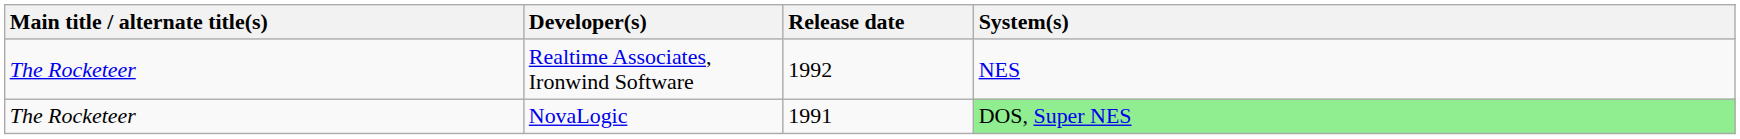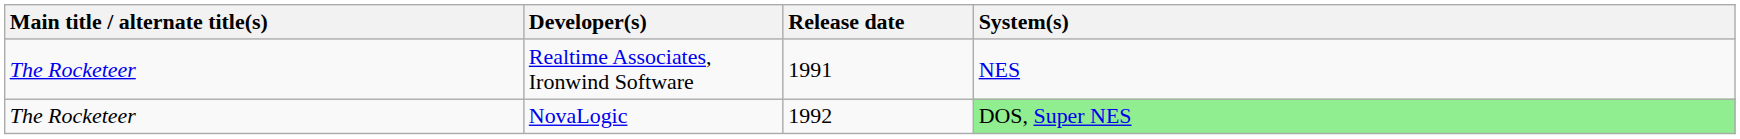(810, 68) 1992 -> (810, 68) 1991
(810, 116) 1991 -> (810, 116) 1992
